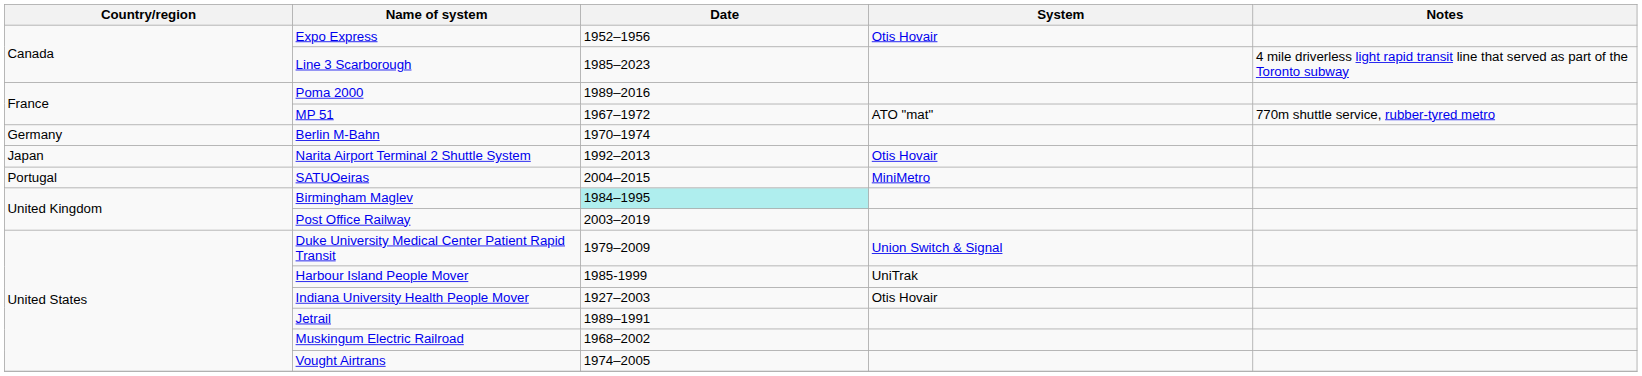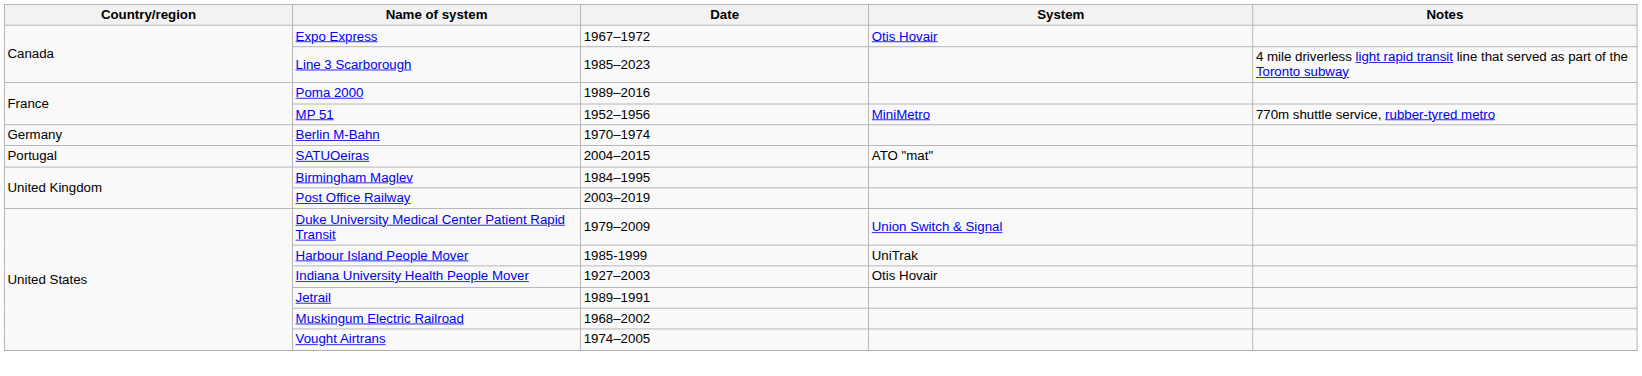(617, 36) 1952–1956 -> (617, 36) 1967–1972
(617, 114) 1967–1972 -> (617, 114) 1952–1956
(902, 114) ATO "mat" -> (901, 114) MiniMetro
- row: (413, 156)
(901, 177) MiniMetro -> (902, 156) ATO "mat"
(617, 198) paleturquoise background -> (617, 177) no background
